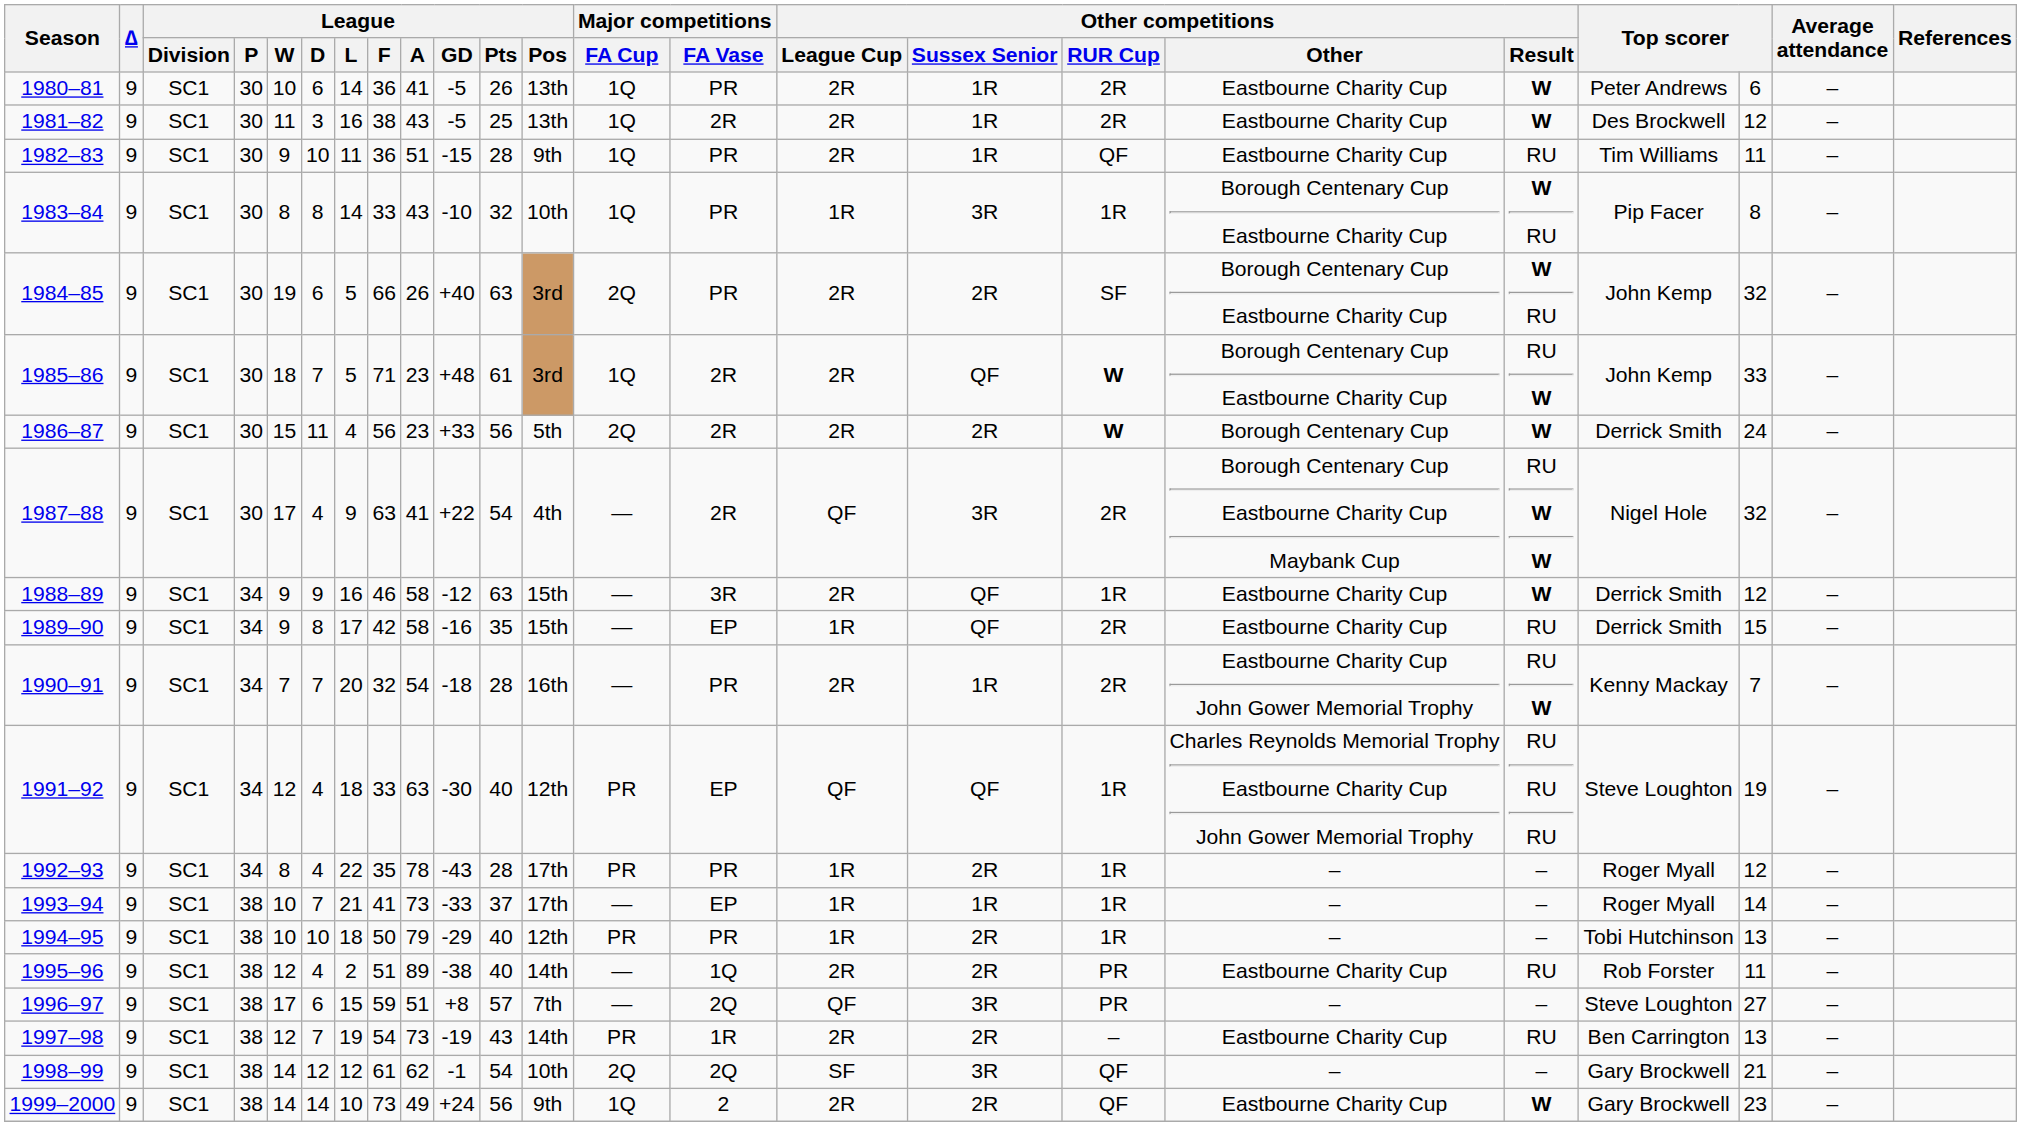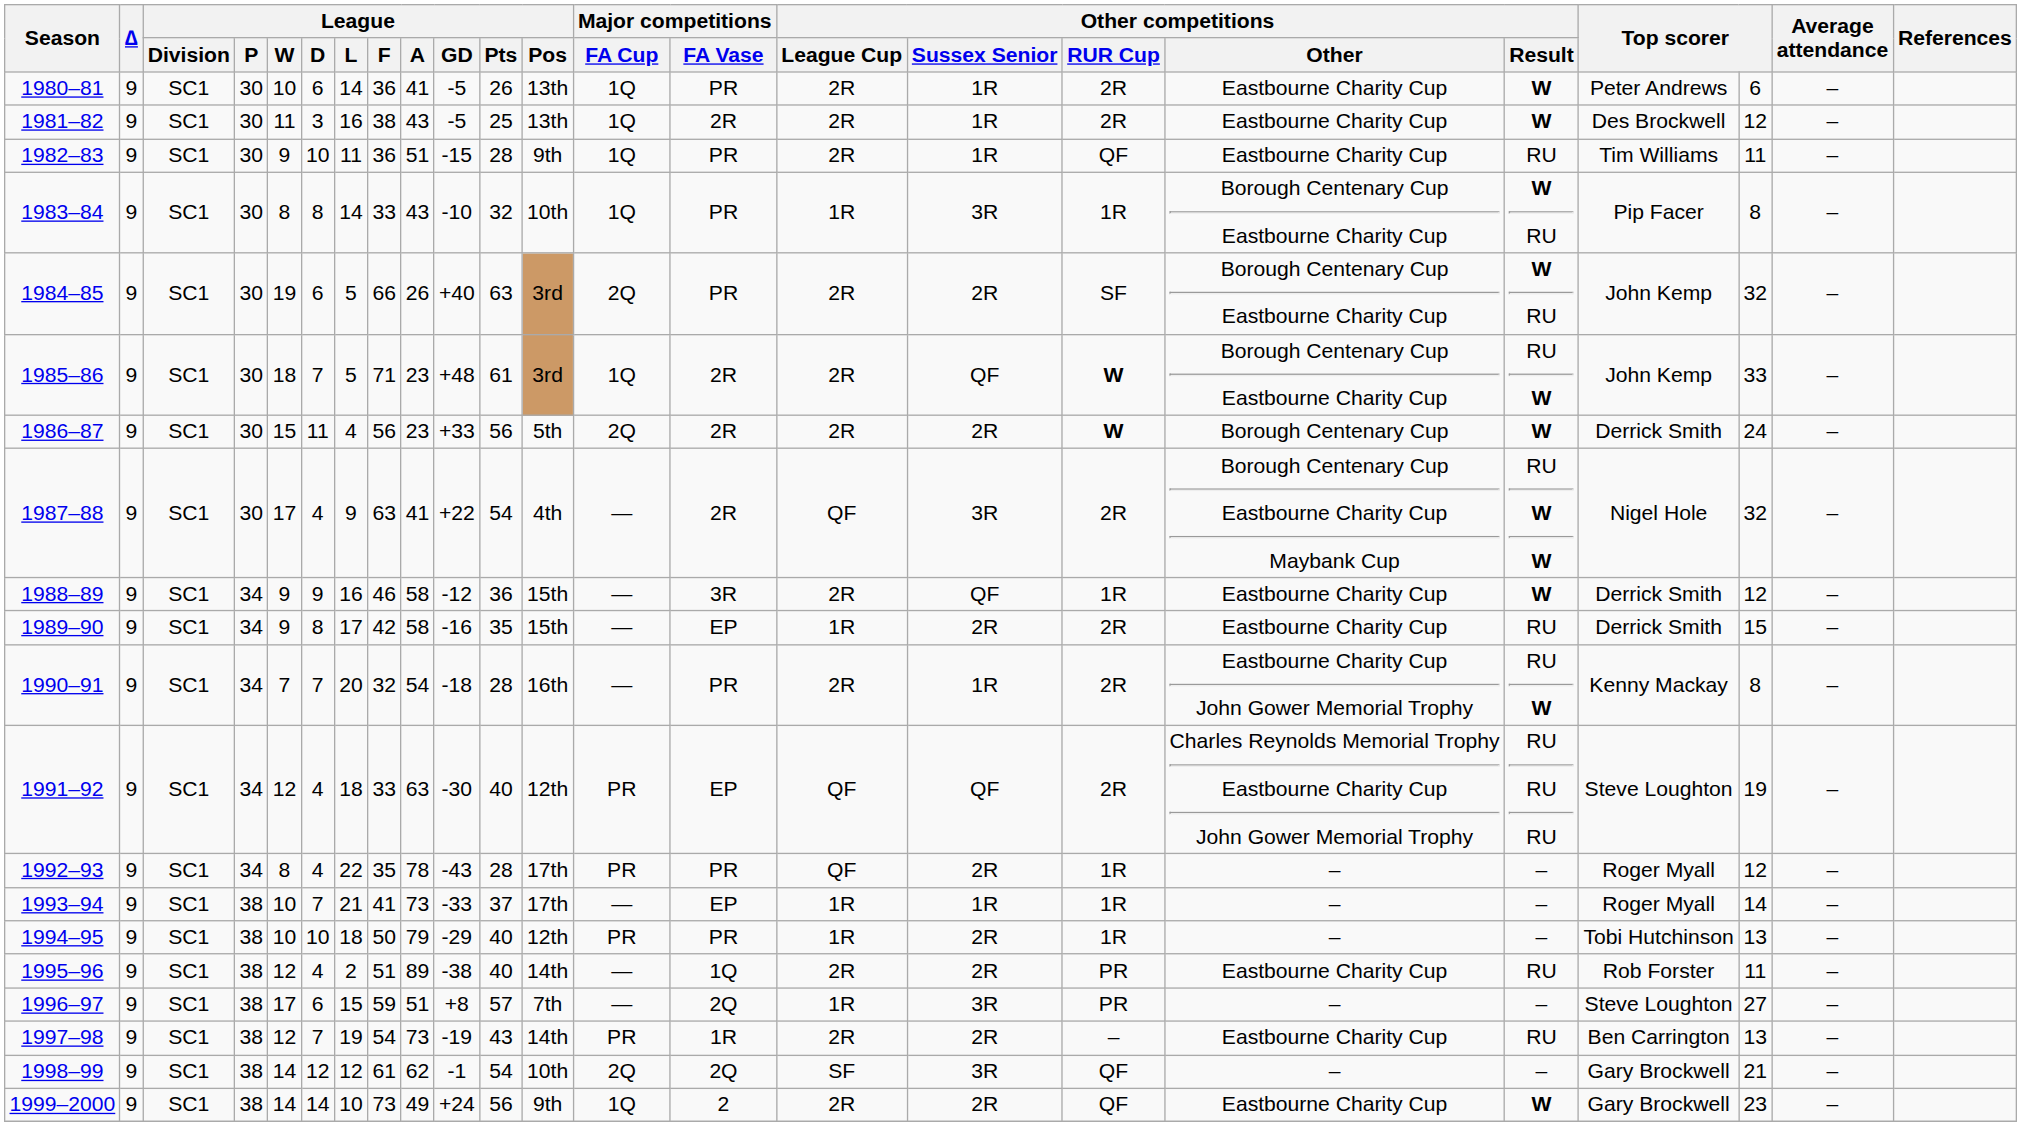(501, 593) 63 -> (501, 593) 36
(985, 627) QF -> (985, 627) 2R
(1755, 684) 7 -> (1755, 684) 8
(1114, 789) 1R -> (1114, 789) 2R
(842, 870) 1R -> (842, 870) QF
(842, 1004) QF -> (842, 1004) 1R
